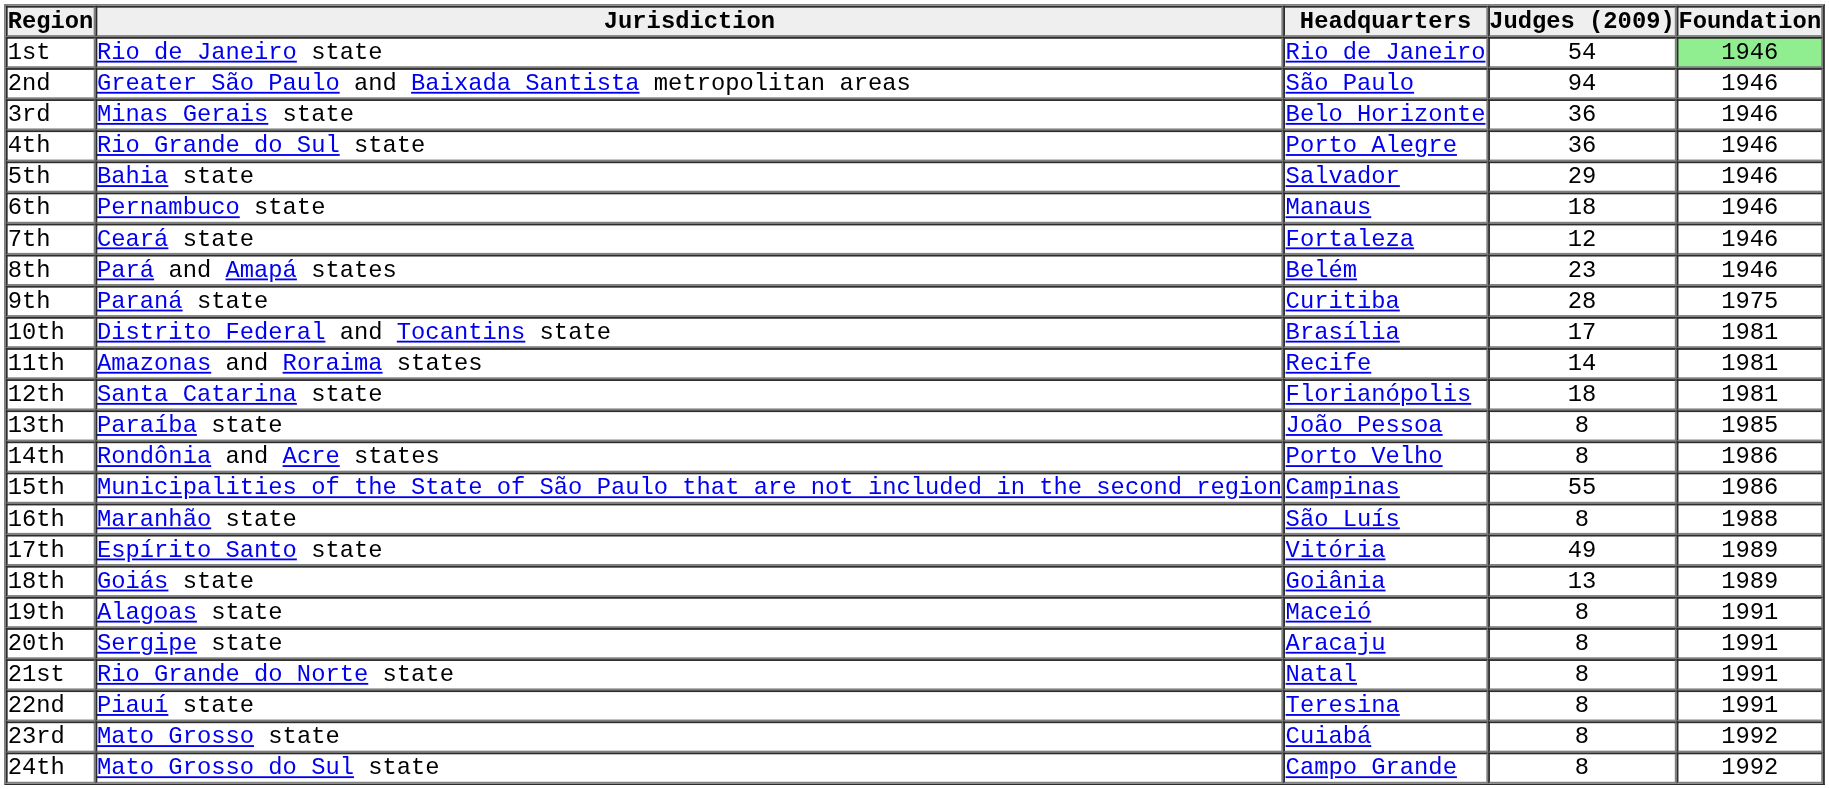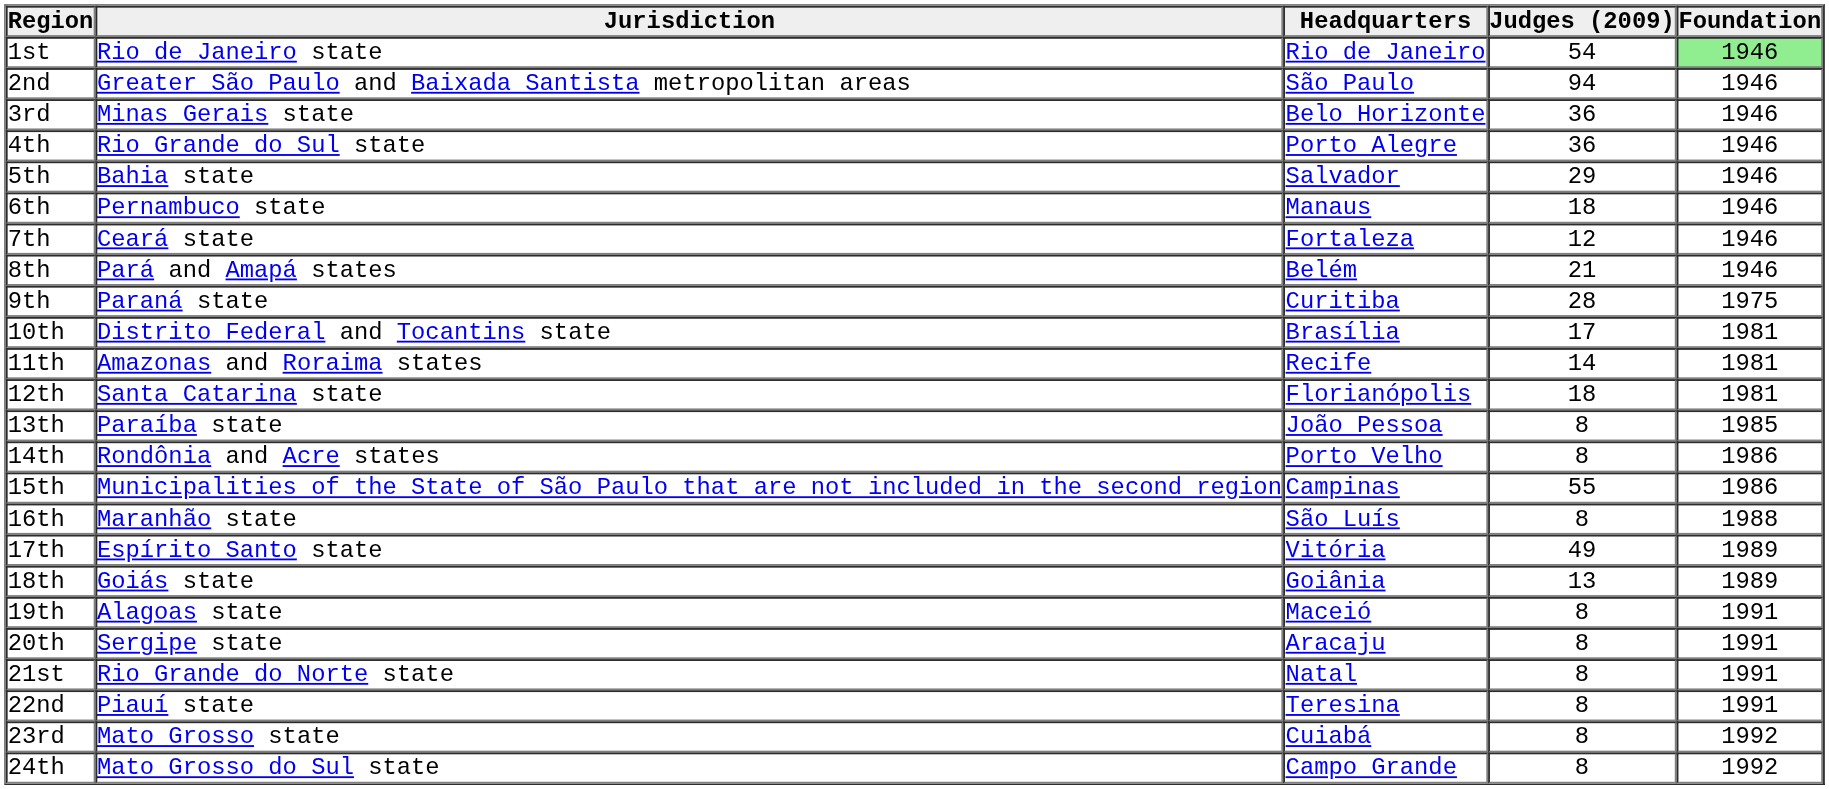(1582, 270) 23 -> (1582, 270) 21
